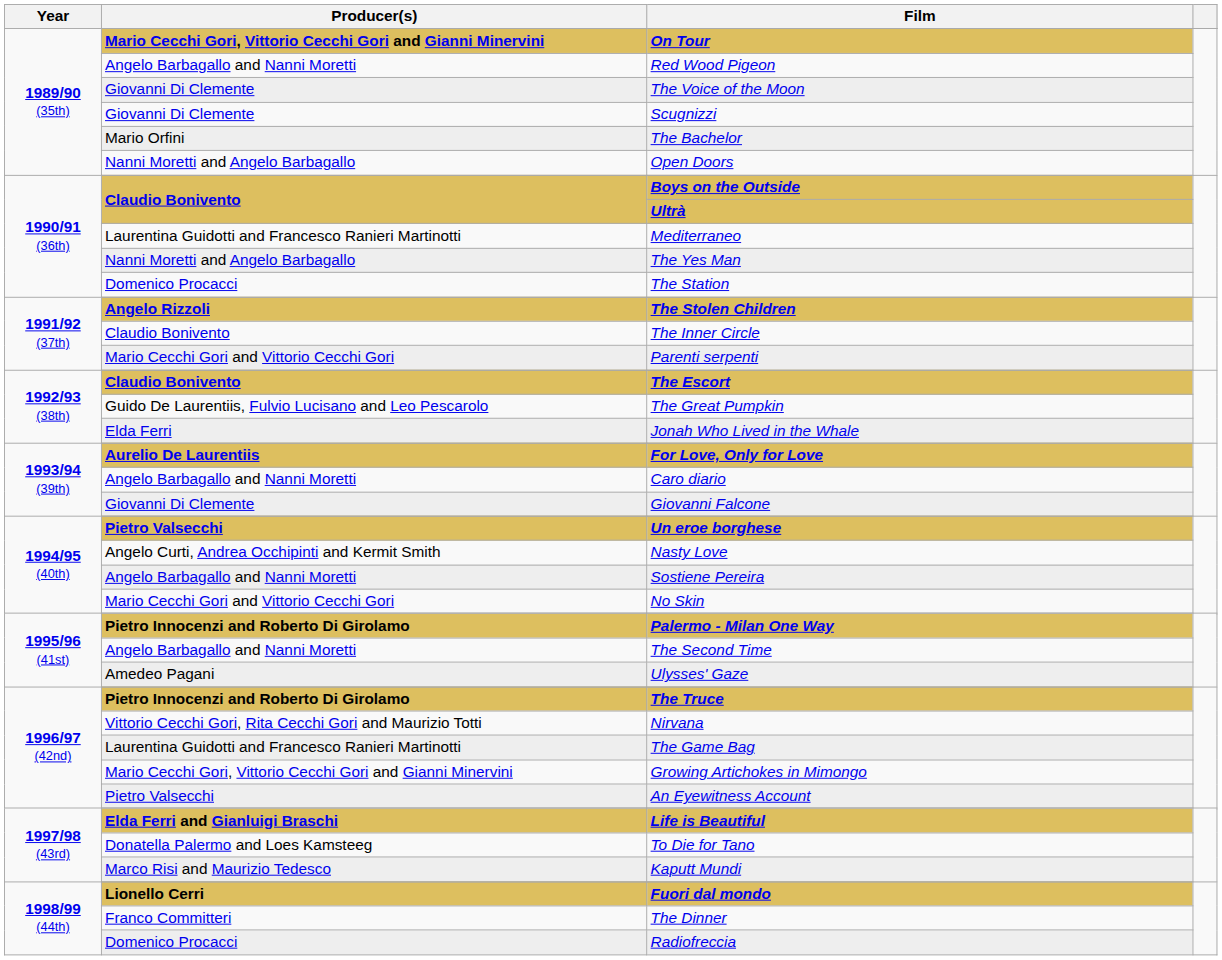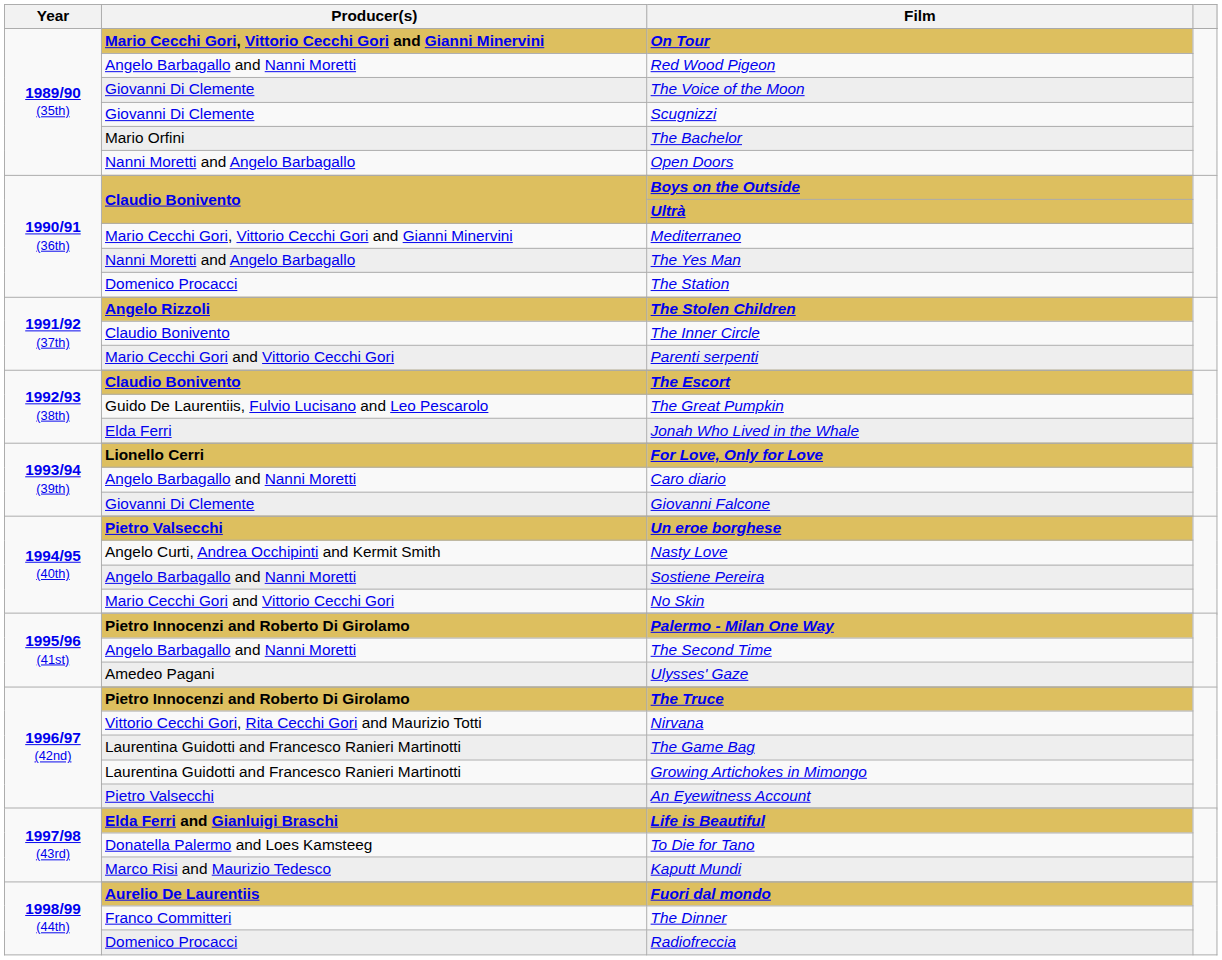(283, 235) Laurentina Guidotti and Francesco Ranieri Martinotti -> (309, 235) Mario Cecchi Gori, Vittorio Cecchi Gori and Gianni Minervini
(182, 455) Aurelio De Laurentiis -> (155, 455) Lionello Cerri
(309, 771) Mario Cecchi Gori, Vittorio Cecchi Gori and Gianni Minervini -> (283, 771) Laurentina Guidotti and Francesco Ranieri Martinotti
(155, 893) Lionello Cerri -> (182, 893) Aurelio De Laurentiis
